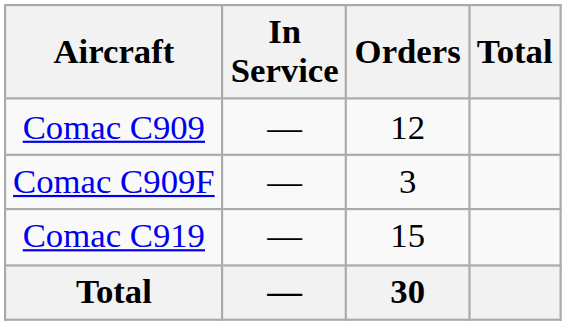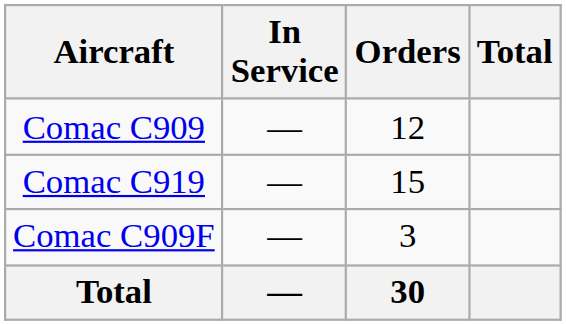rows swapped: (114, 181) <-> (114, 236)
